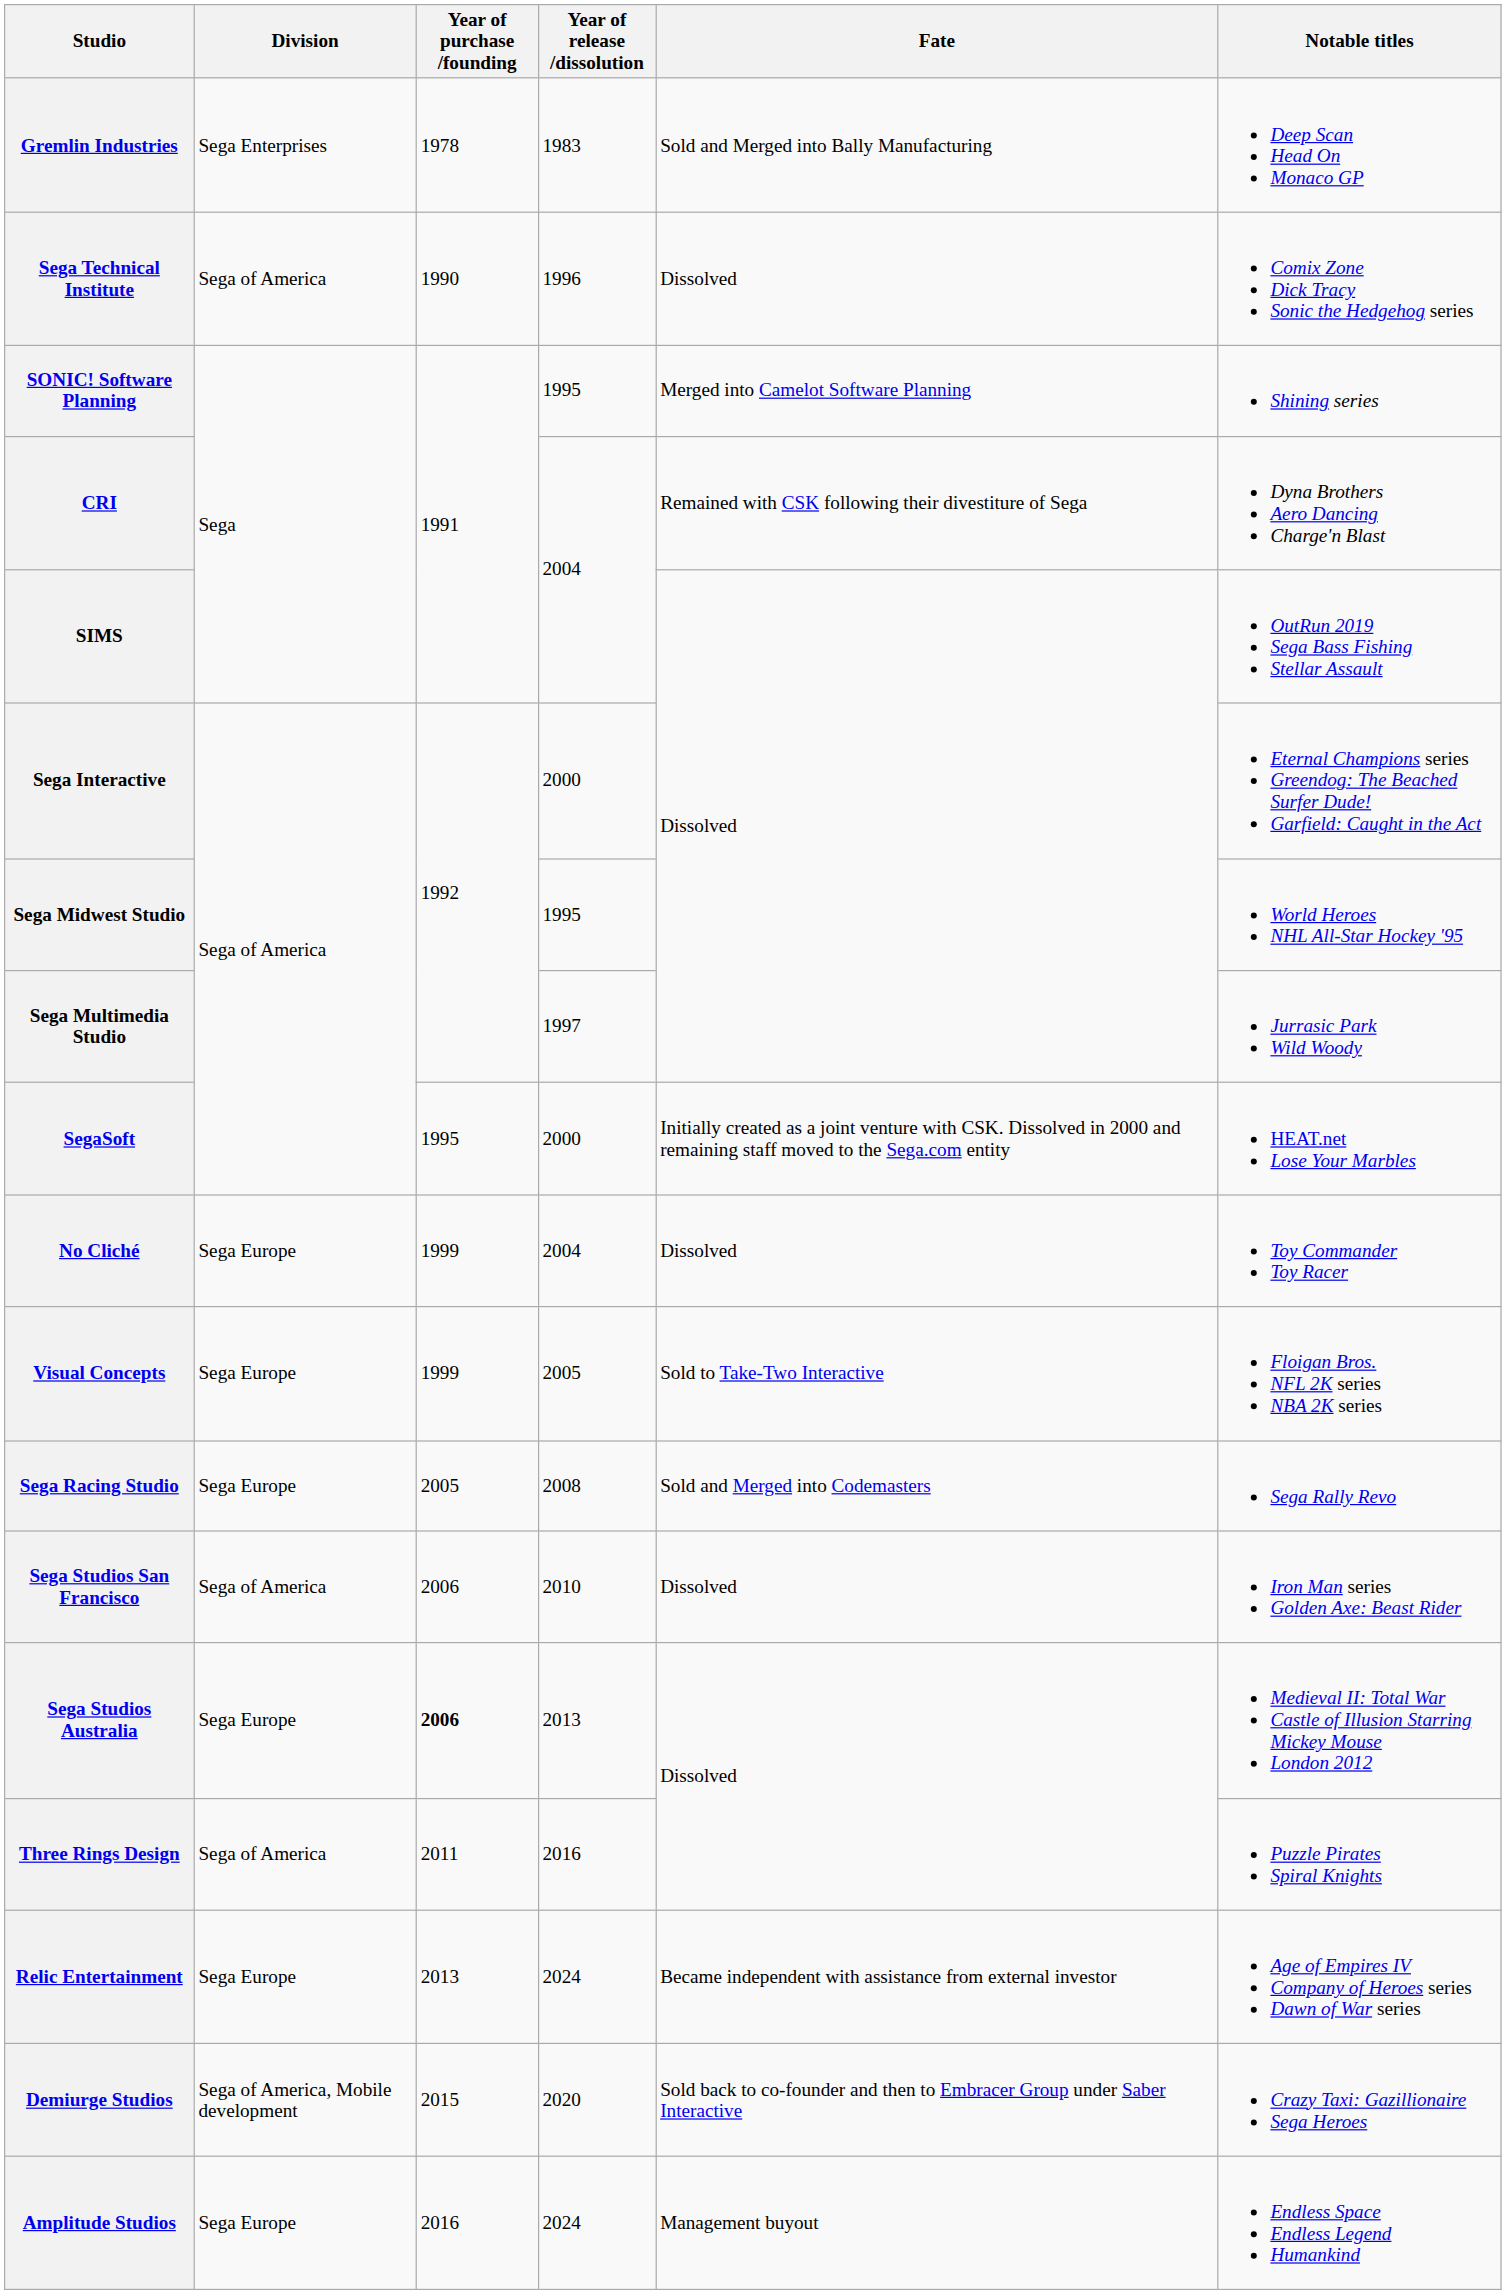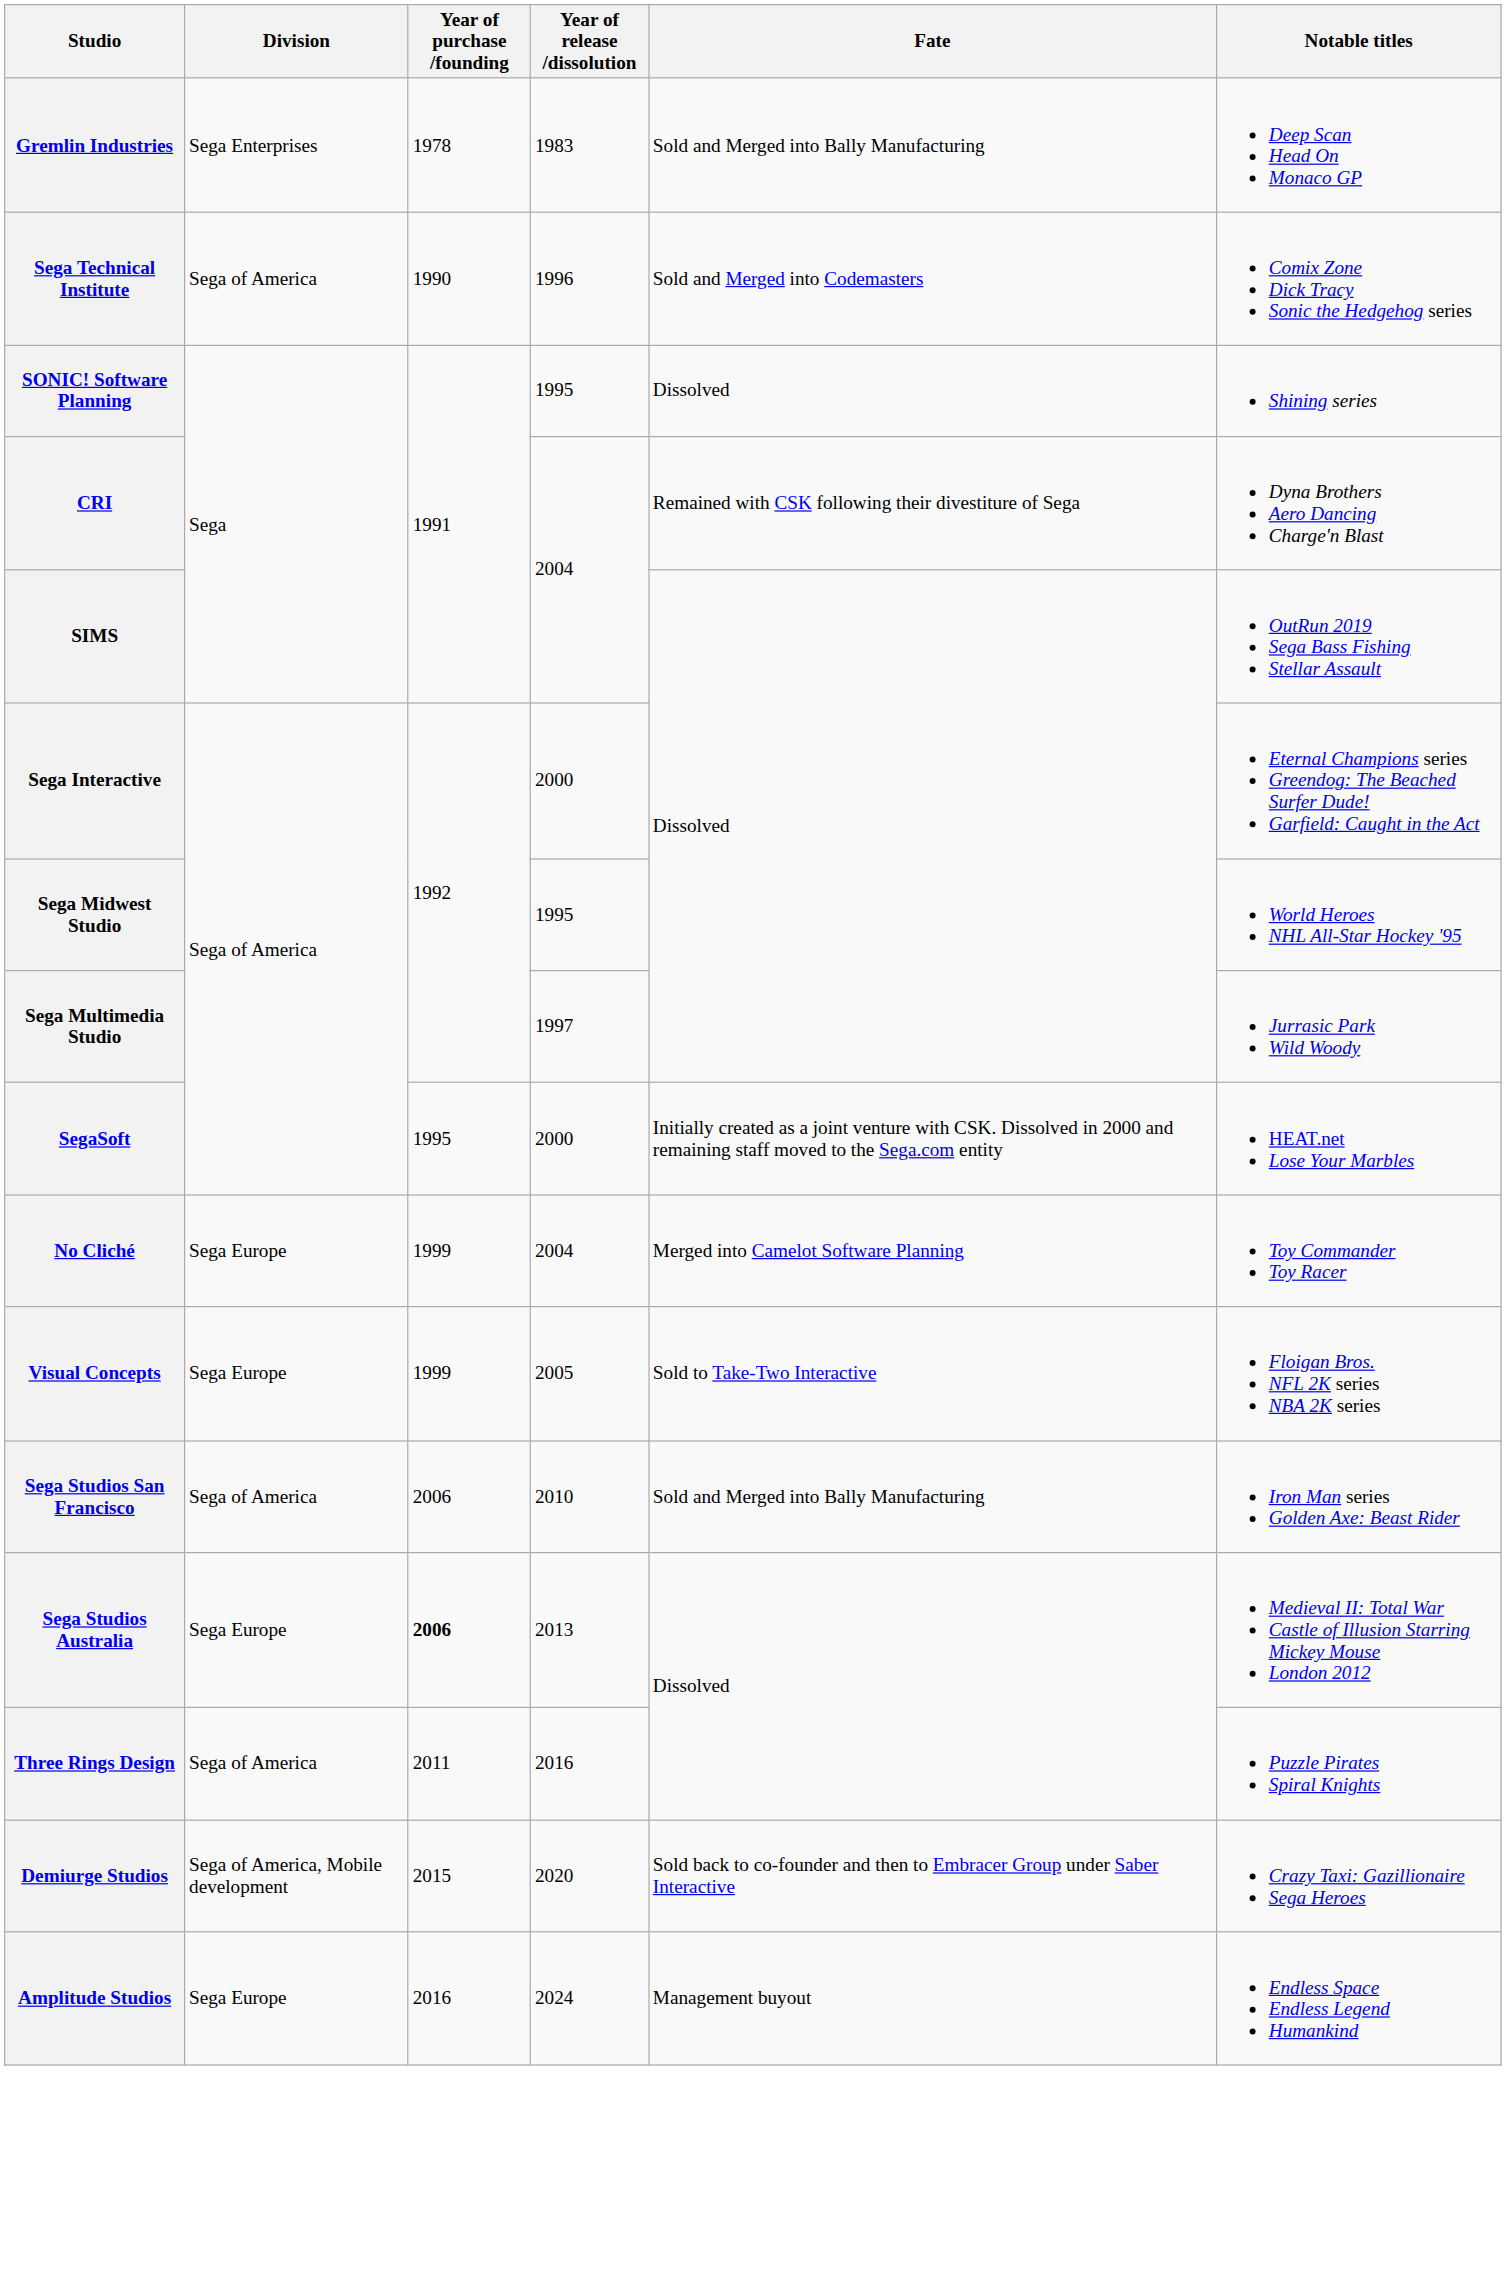(699, 278) Dissolved -> (788, 278) Sold and Merged into Codemasters
(816, 390) Merged into Camelot Software Planning -> (691, 390) Dissolved
(699, 1250) Dissolved -> (808, 1250) Merged into Camelot Software Planning
- row: (99, 1485)
(699, 1586) Dissolved -> (819, 1496) Sold and Merged into Bally Manufacturing
- row: (99, 1976)
